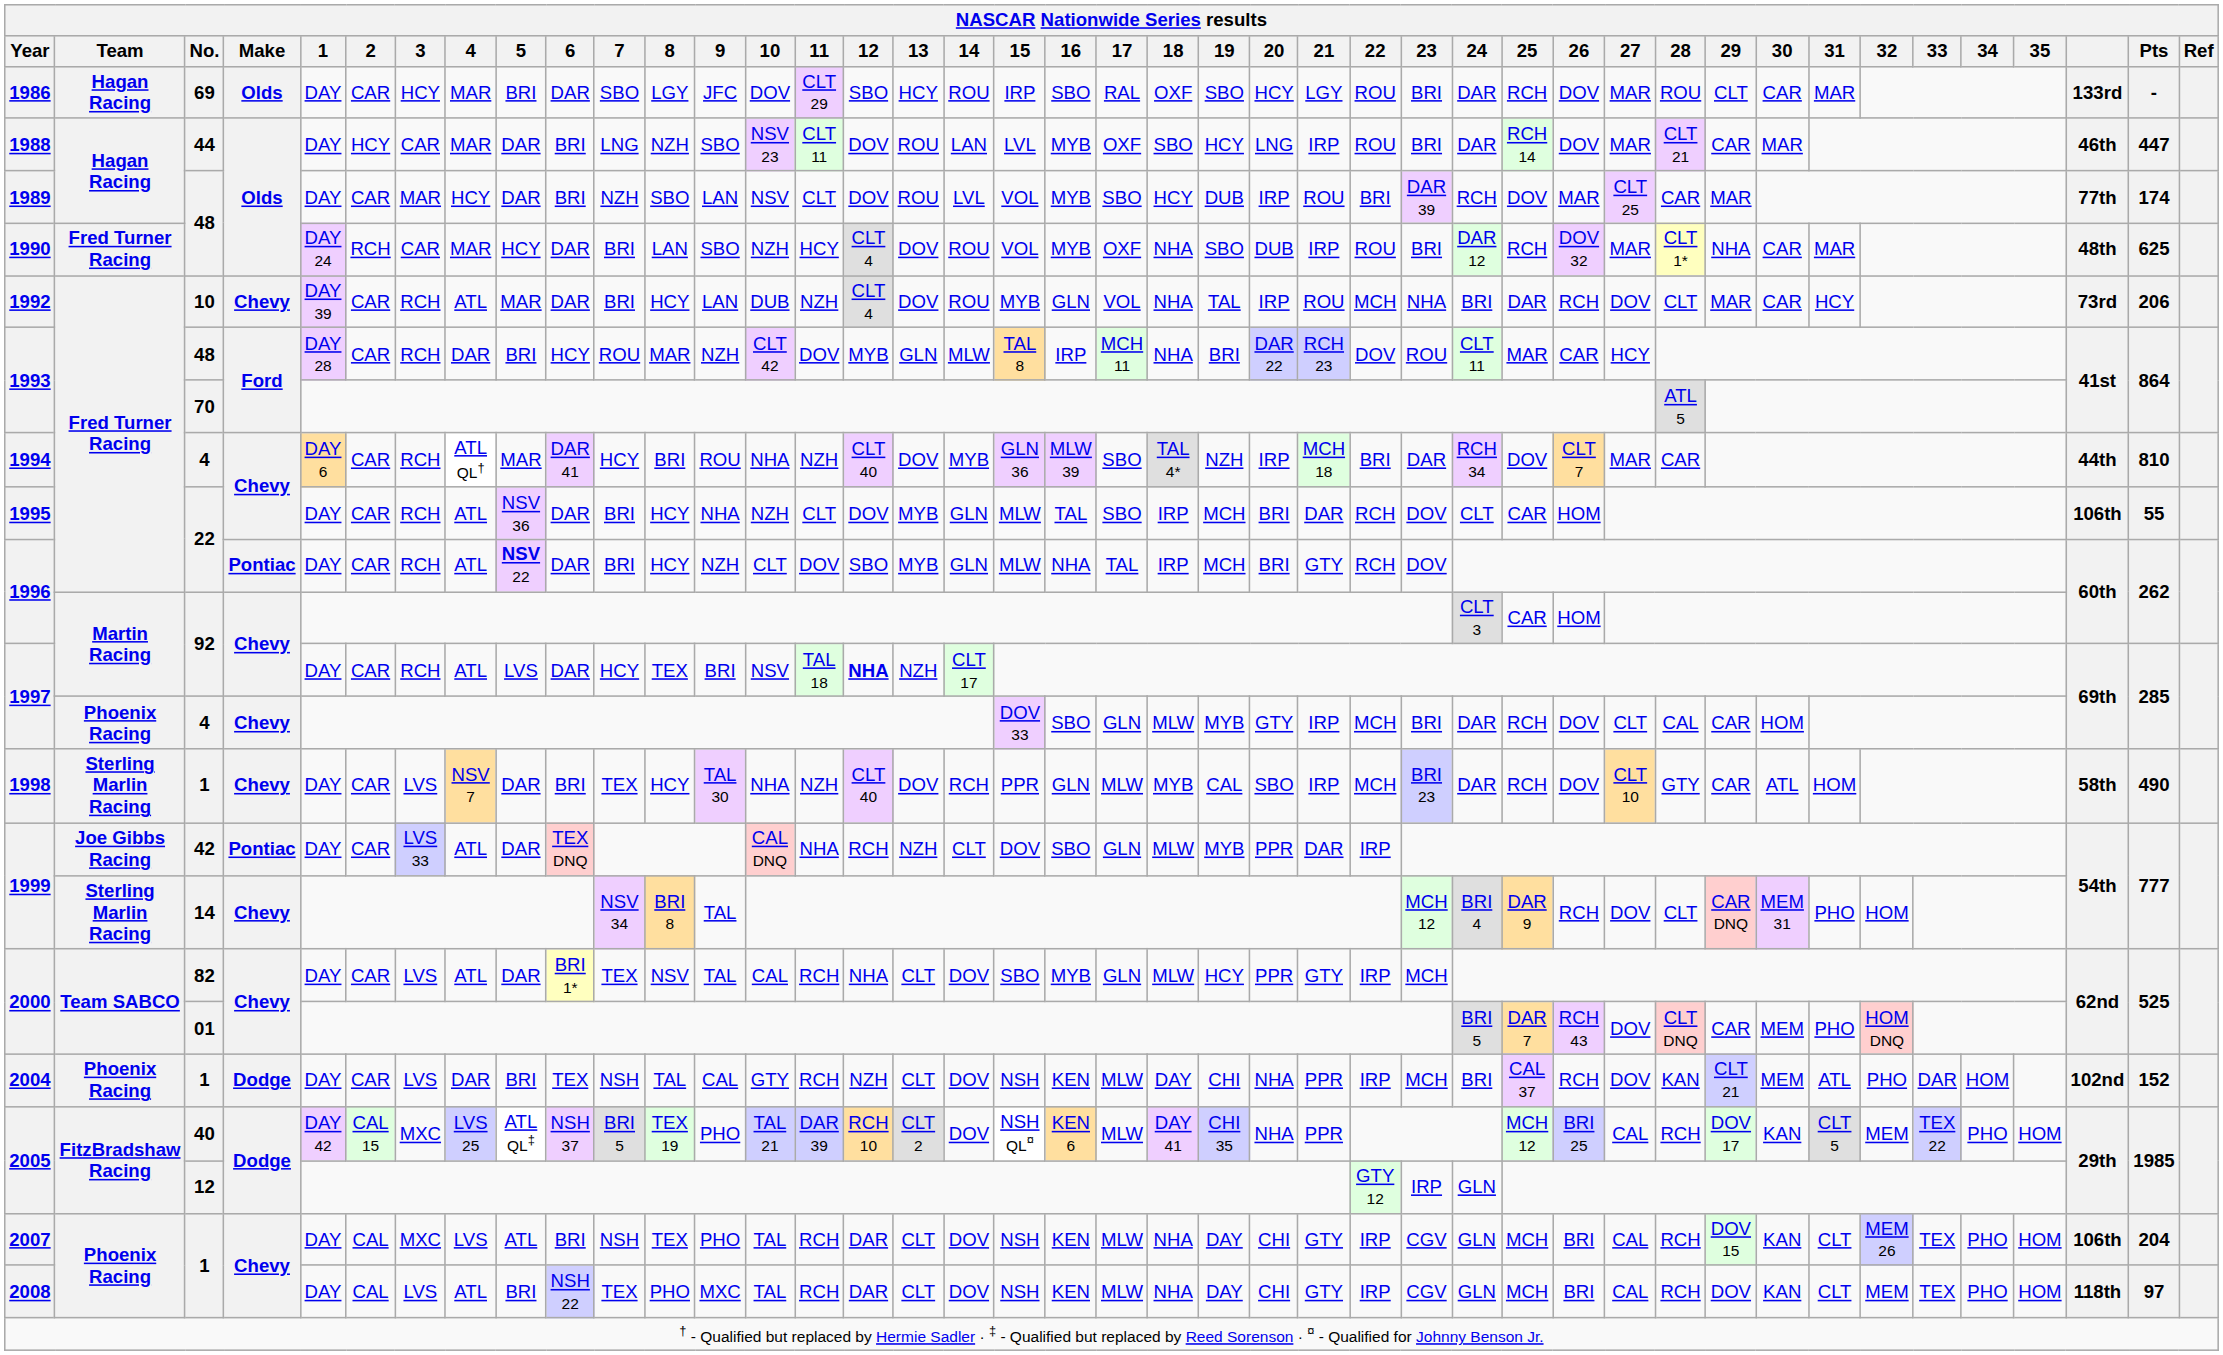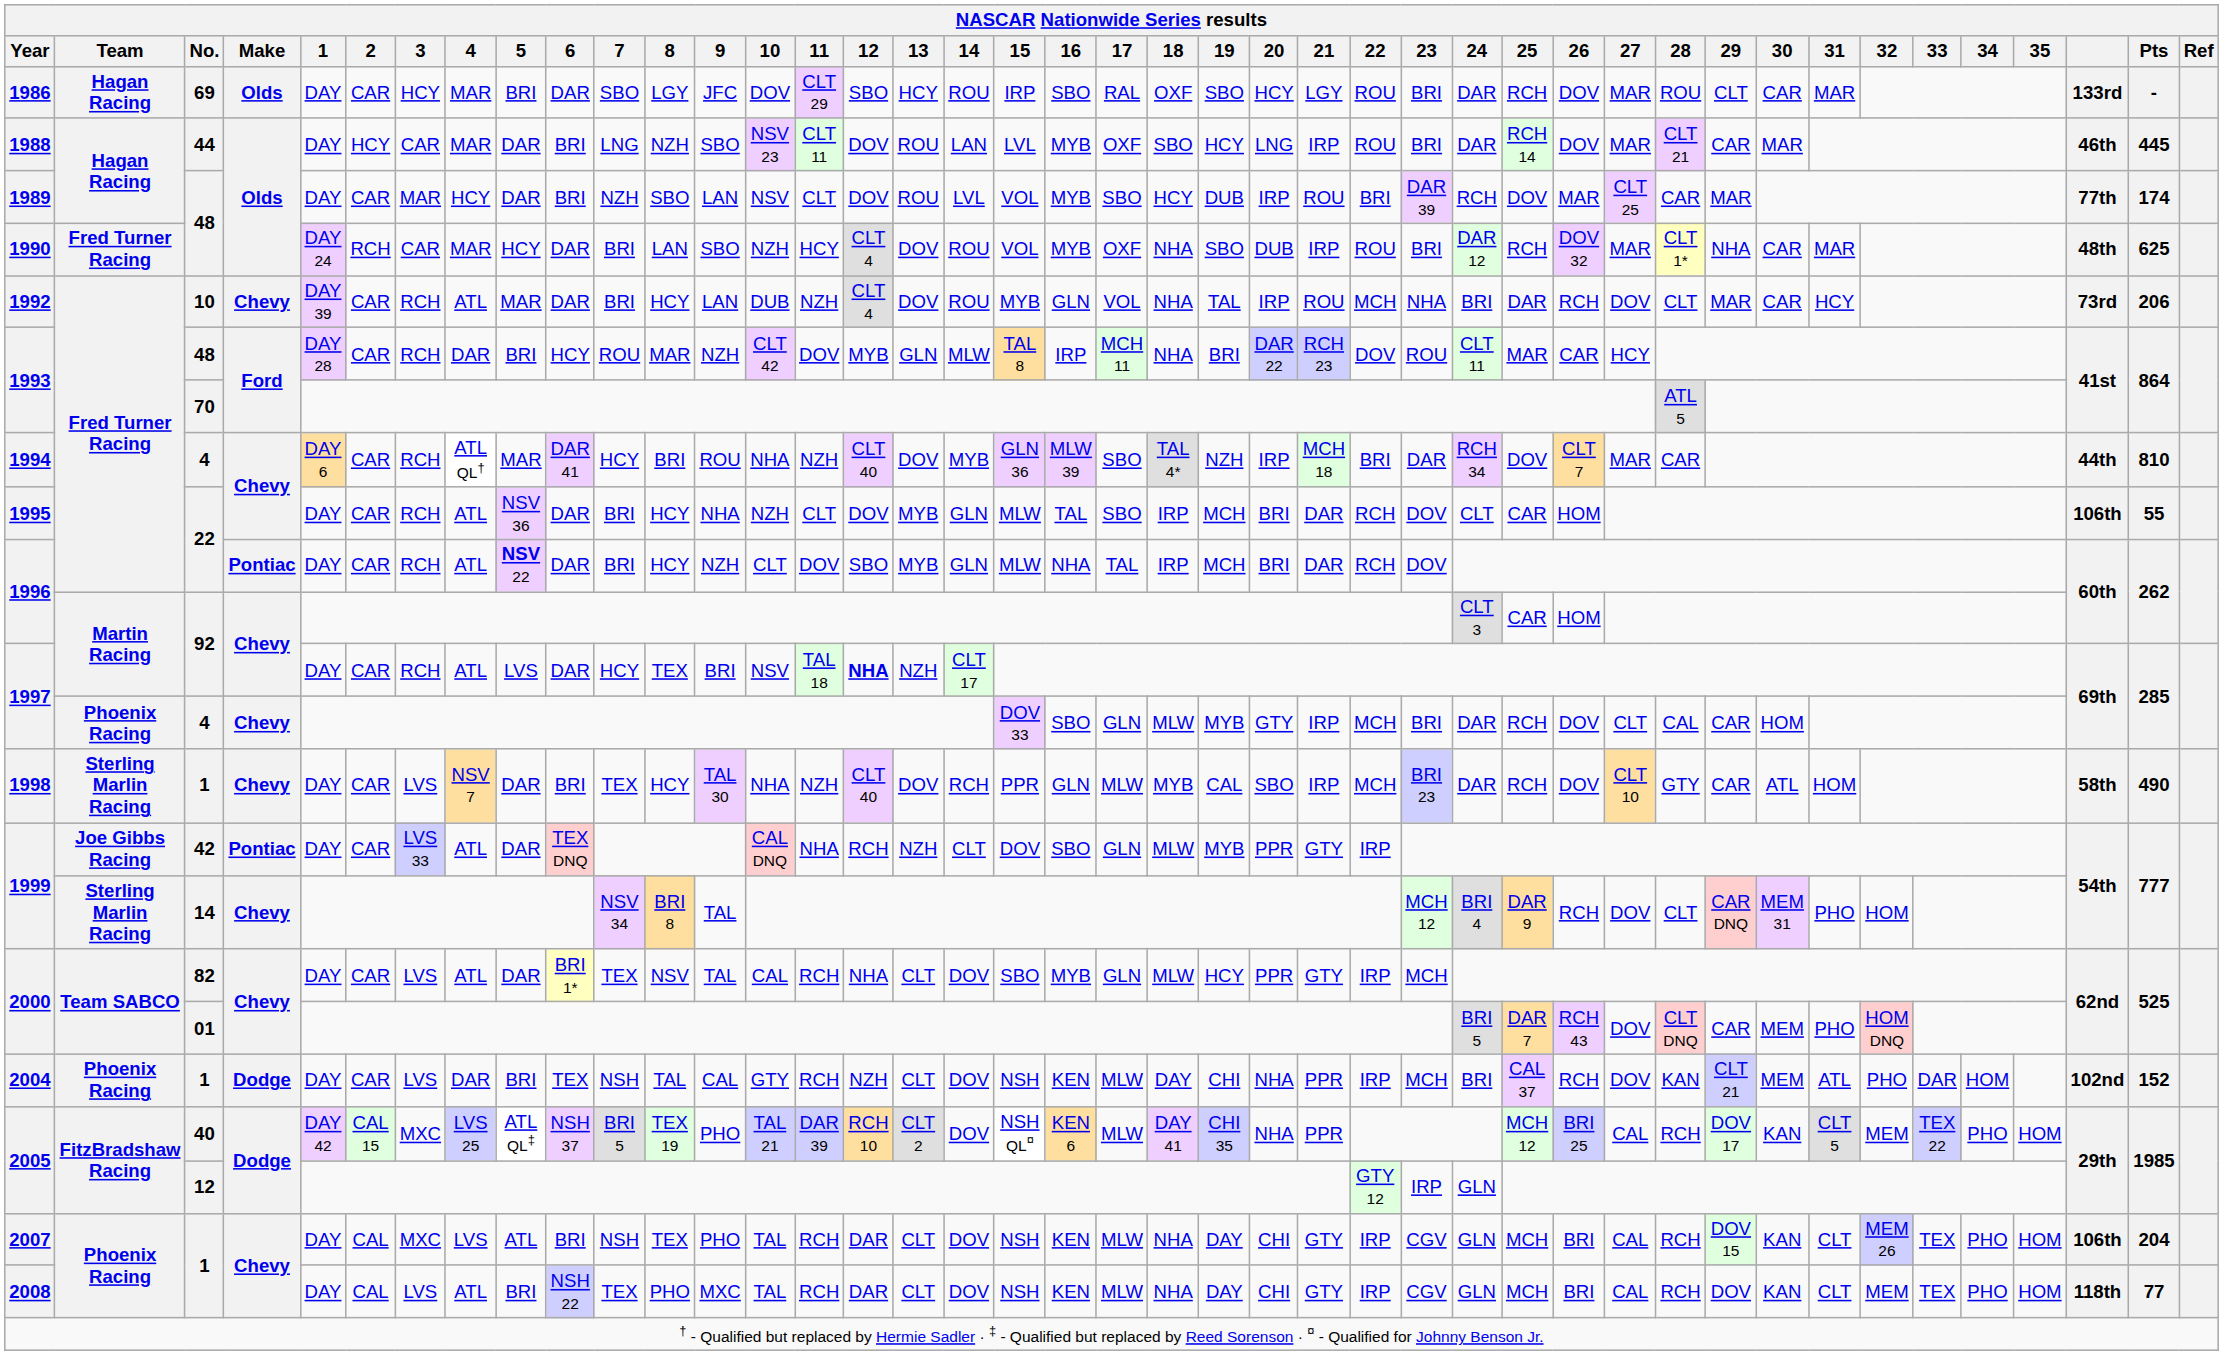(2154, 145) 447 -> (2154, 145) 445
(1324, 566) GTY -> (1324, 566) DAR
(1324, 849) DAR -> (1324, 849) GTY
(2154, 1292) 97 -> (2154, 1292) 77
